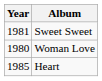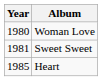rows swapped: (65, 48) <-> (63, 31)
